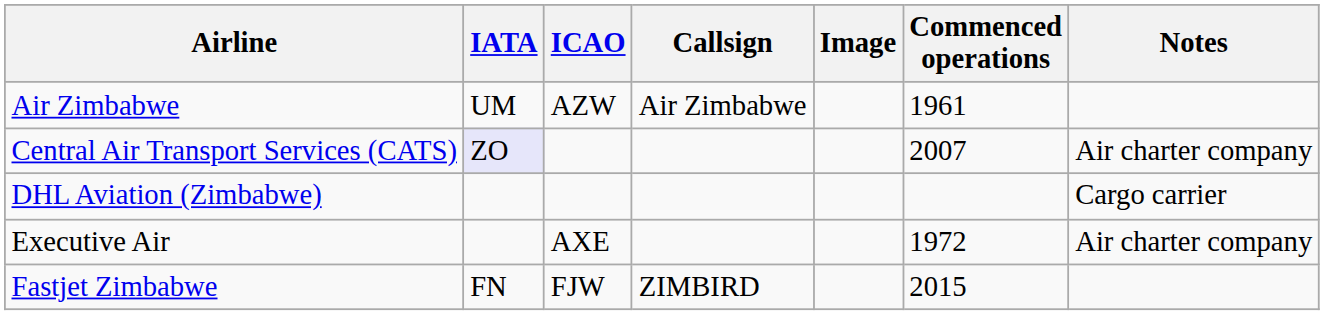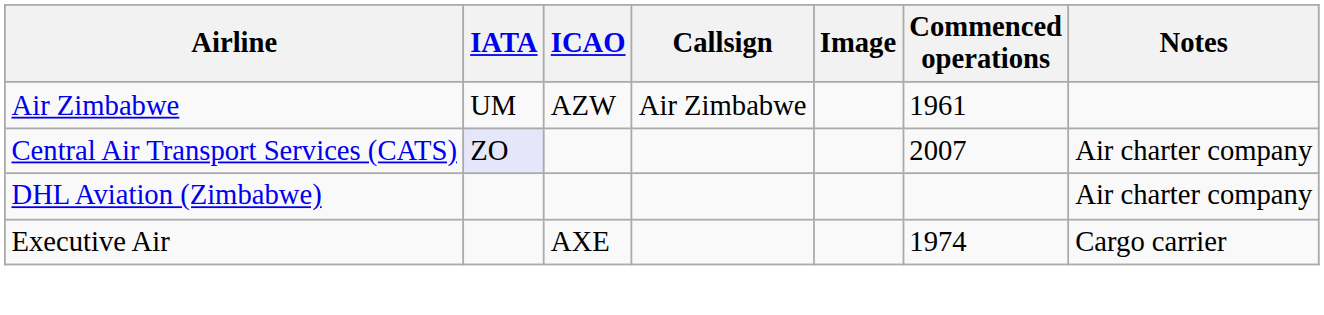(1151, 195) Cargo carrier -> (1194, 195) Air charter company
(938, 241) 1972 -> (938, 241) 1974
(1194, 241) Air charter company -> (1151, 241) Cargo carrier
- row: (115, 286)
